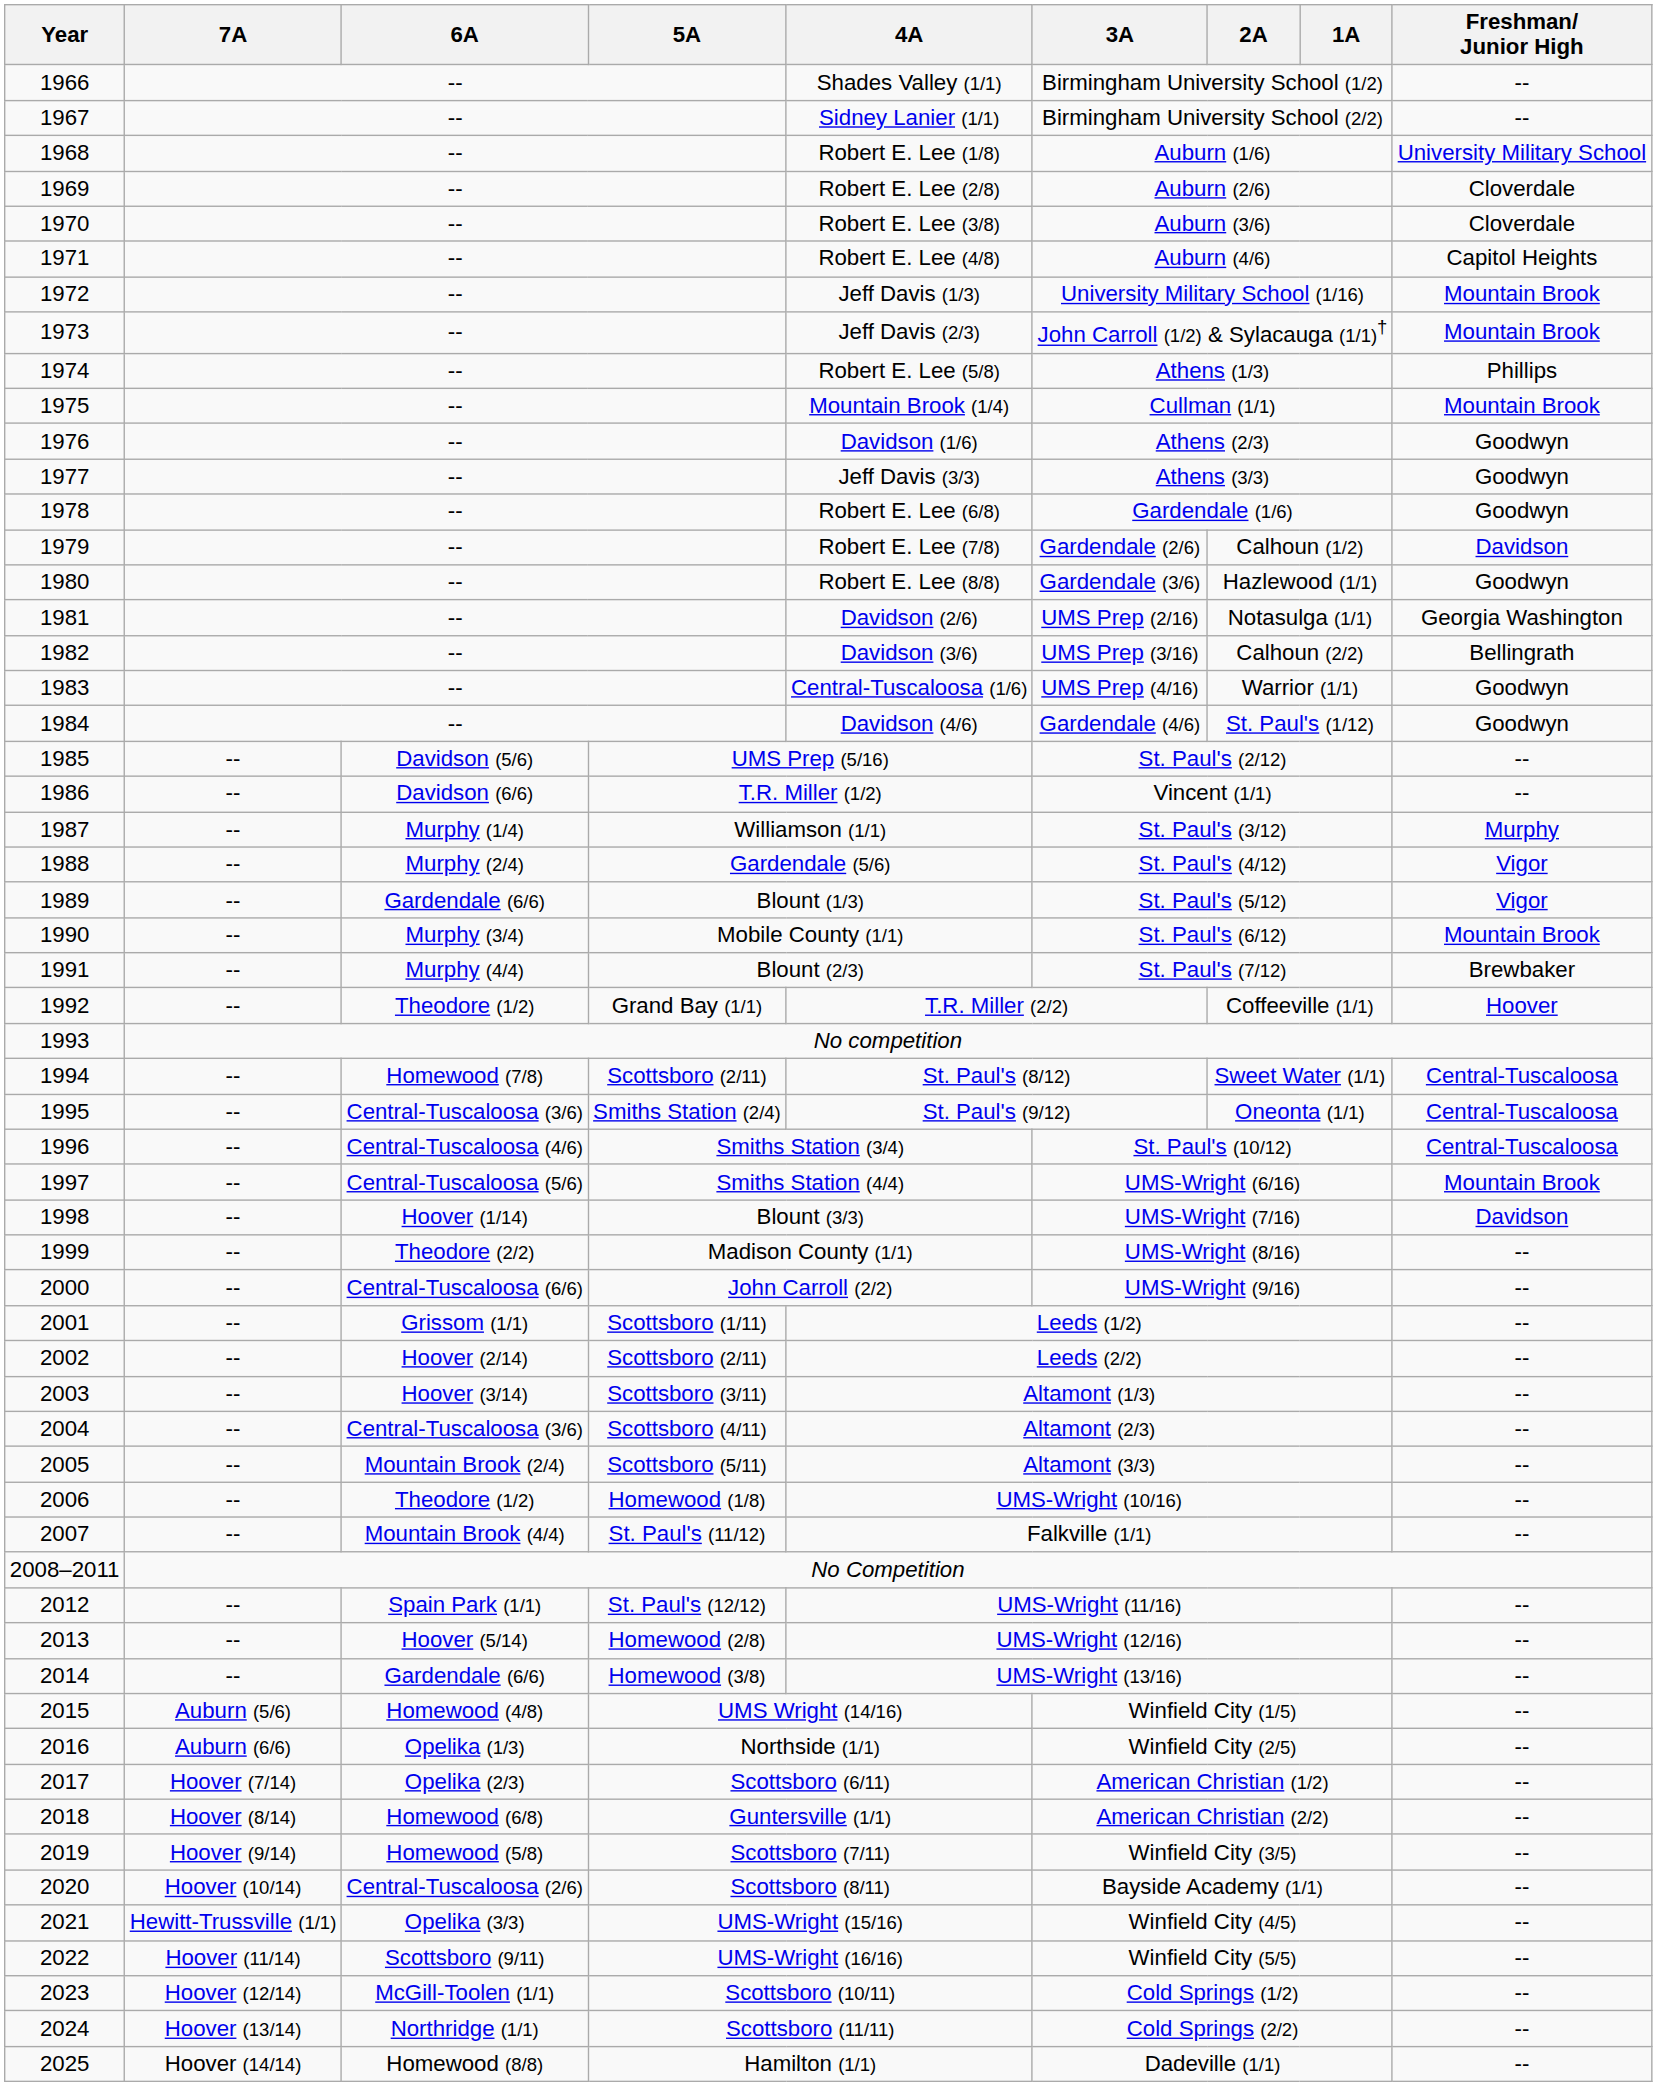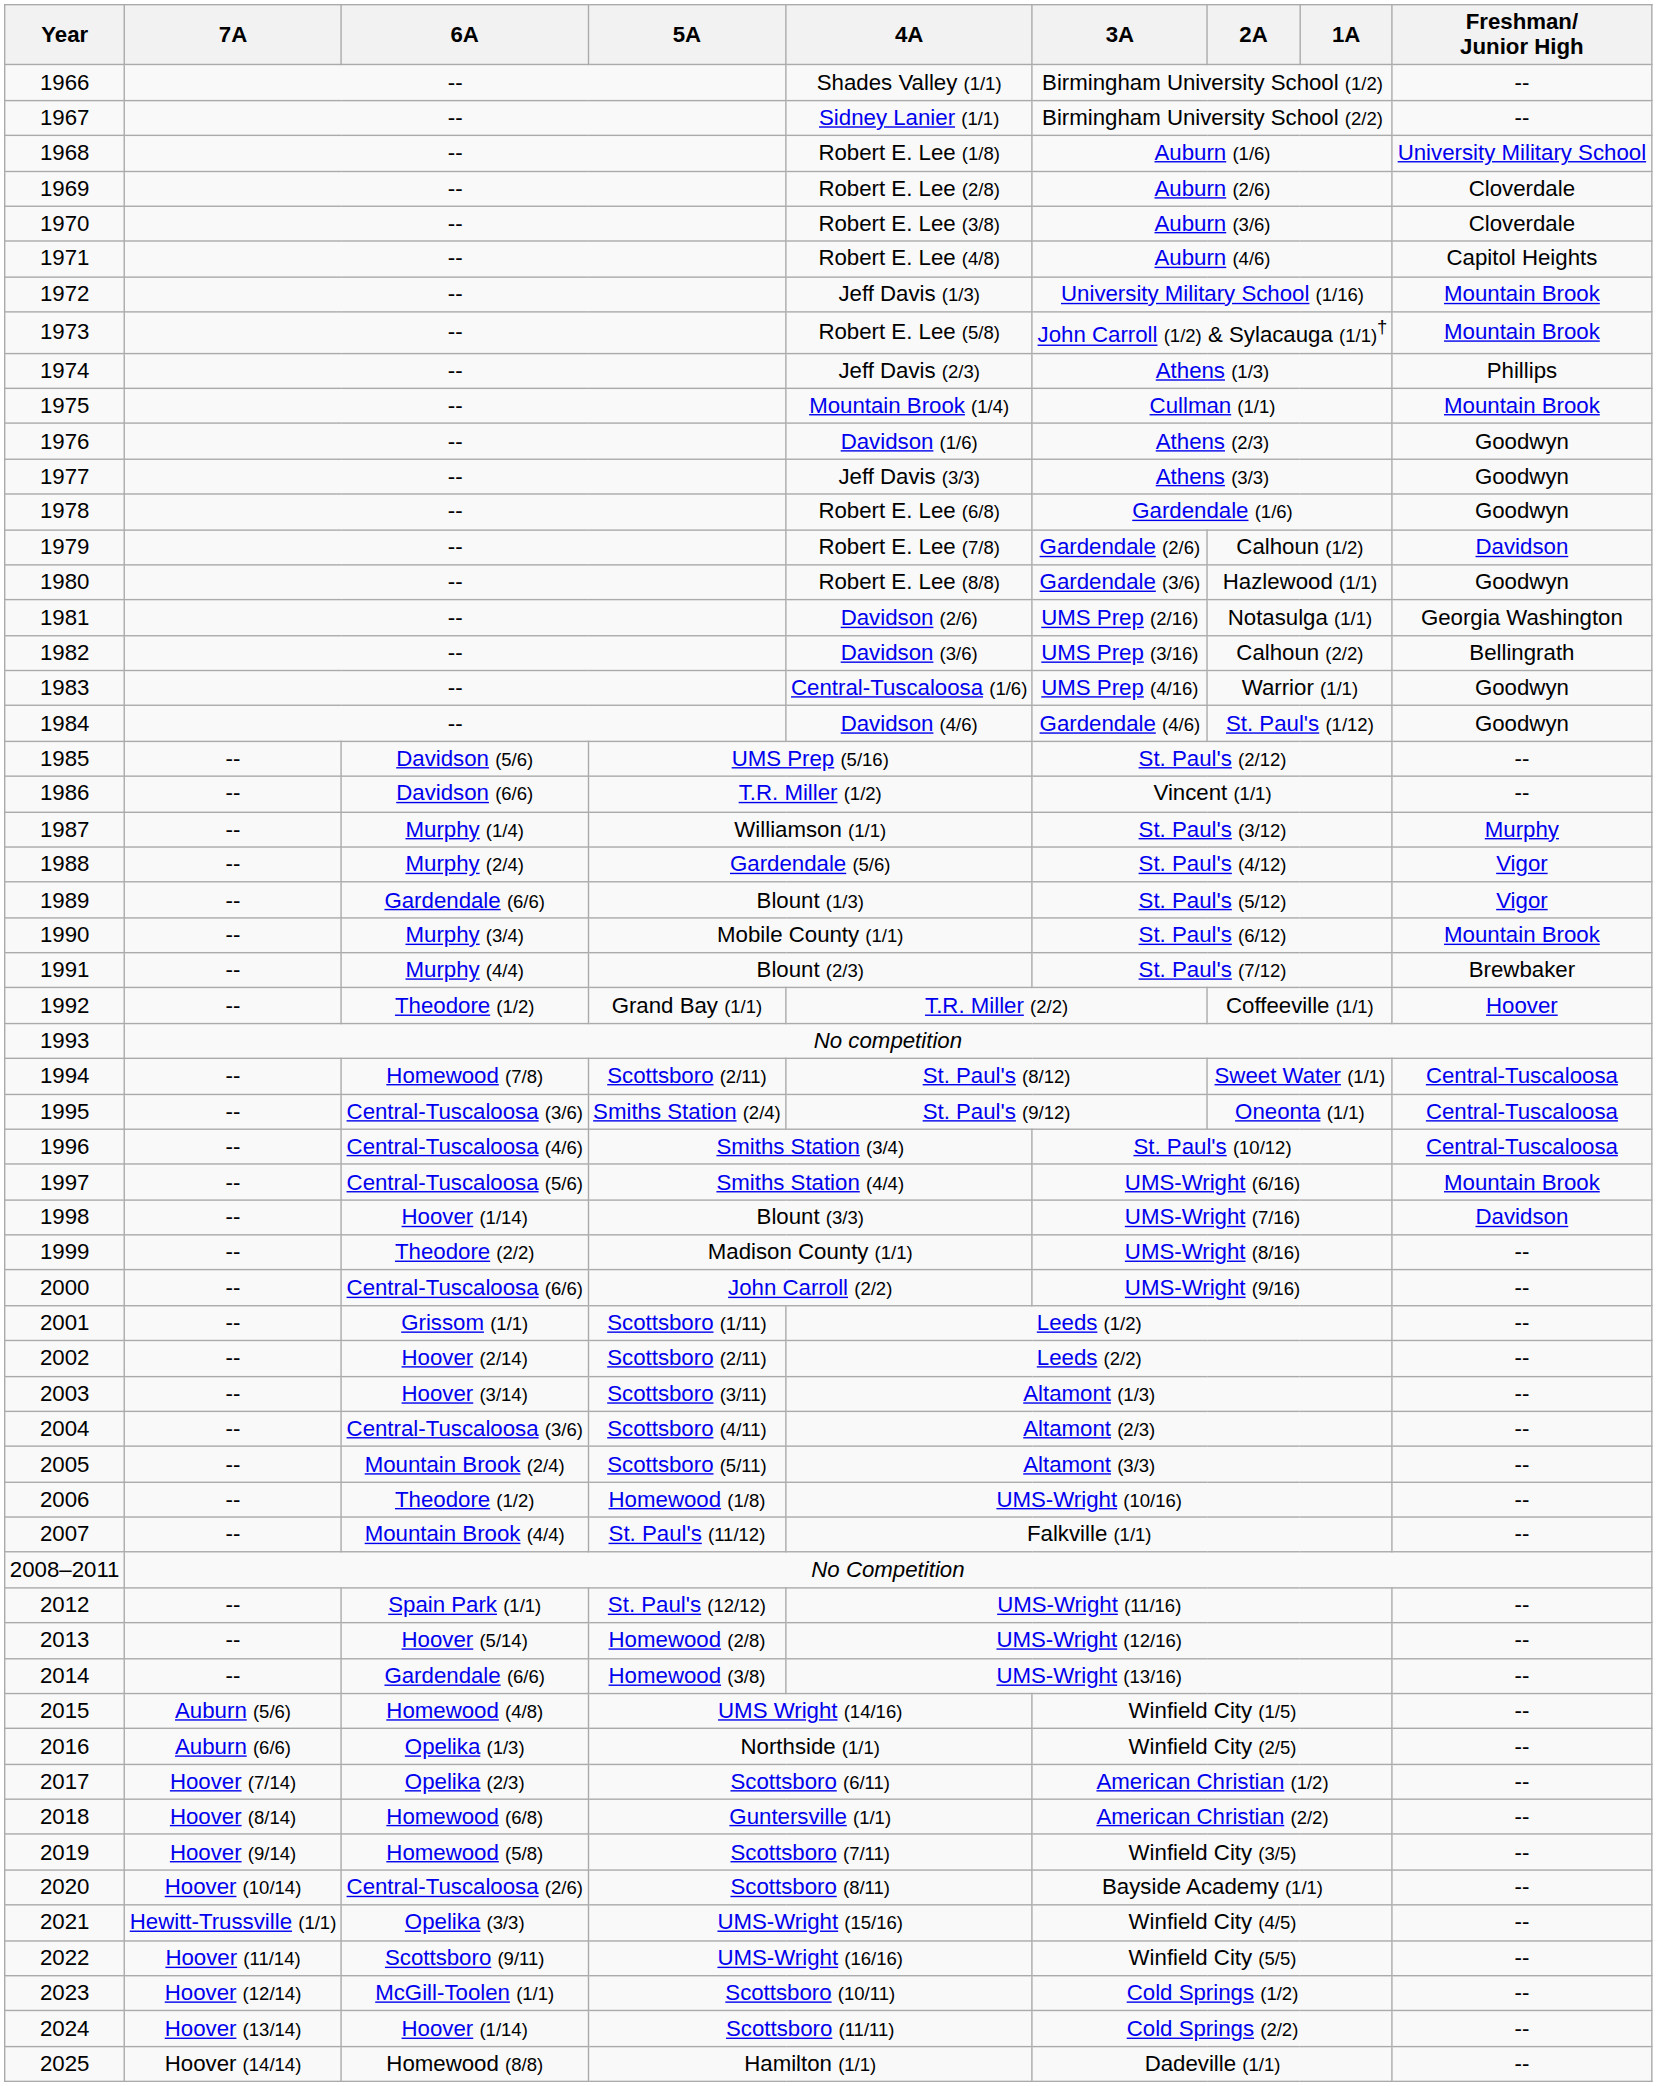(909, 332) Jeff Davis (2/3) -> (909, 332) Robert E. Lee (5/8)
(909, 370) Robert E. Lee (5/8) -> (909, 370) Jeff Davis (2/3)
(465, 2028) Northridge (1/1) -> (465, 2028) Hoover (1/14)
